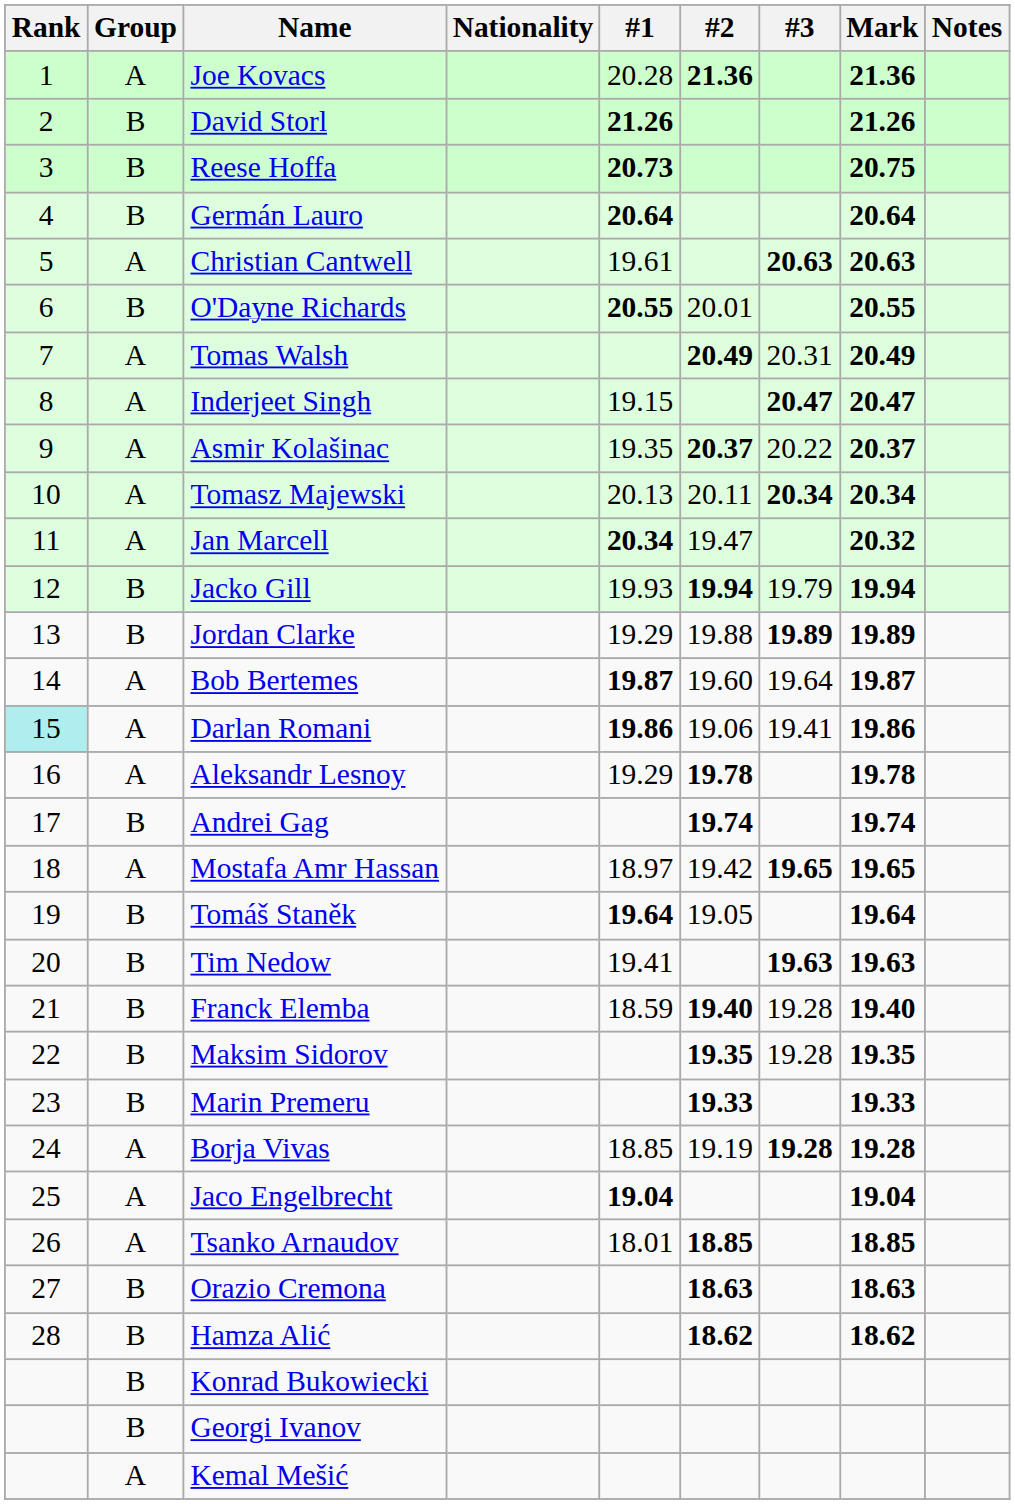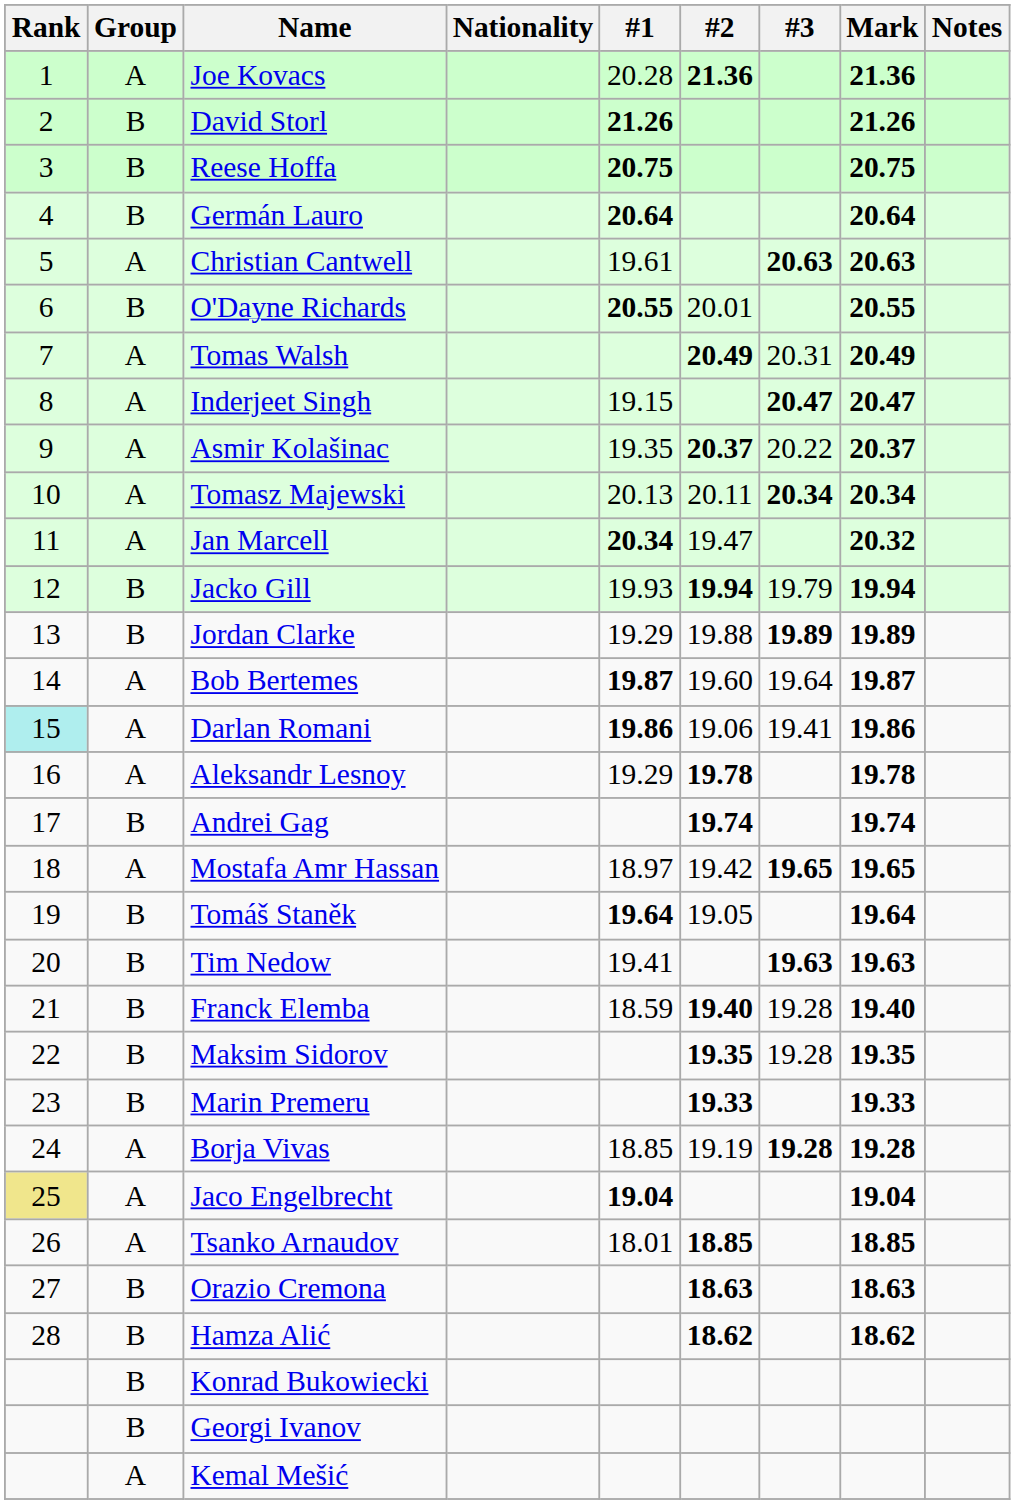(640, 167) 20.73 -> (640, 167) 20.75
(46, 1195) no background -> (46, 1195) khaki background
